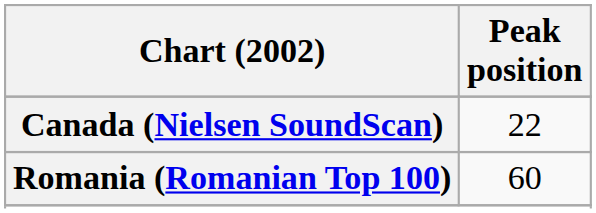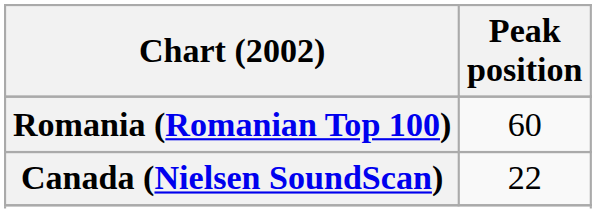rows swapped: (232, 123) <-> (232, 177)
